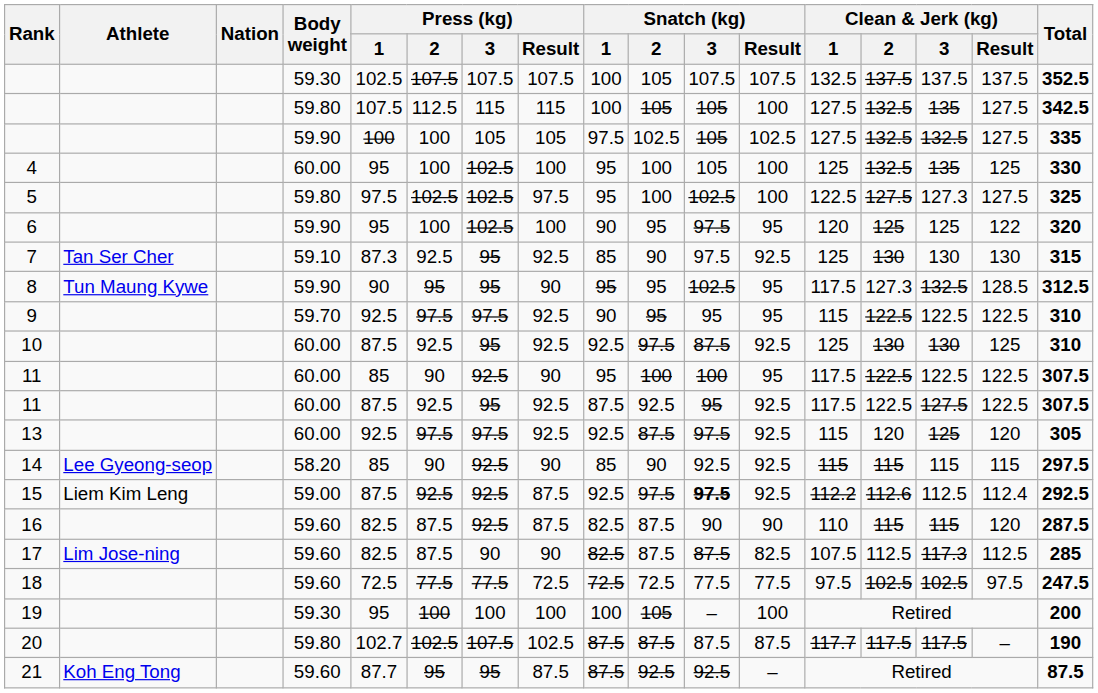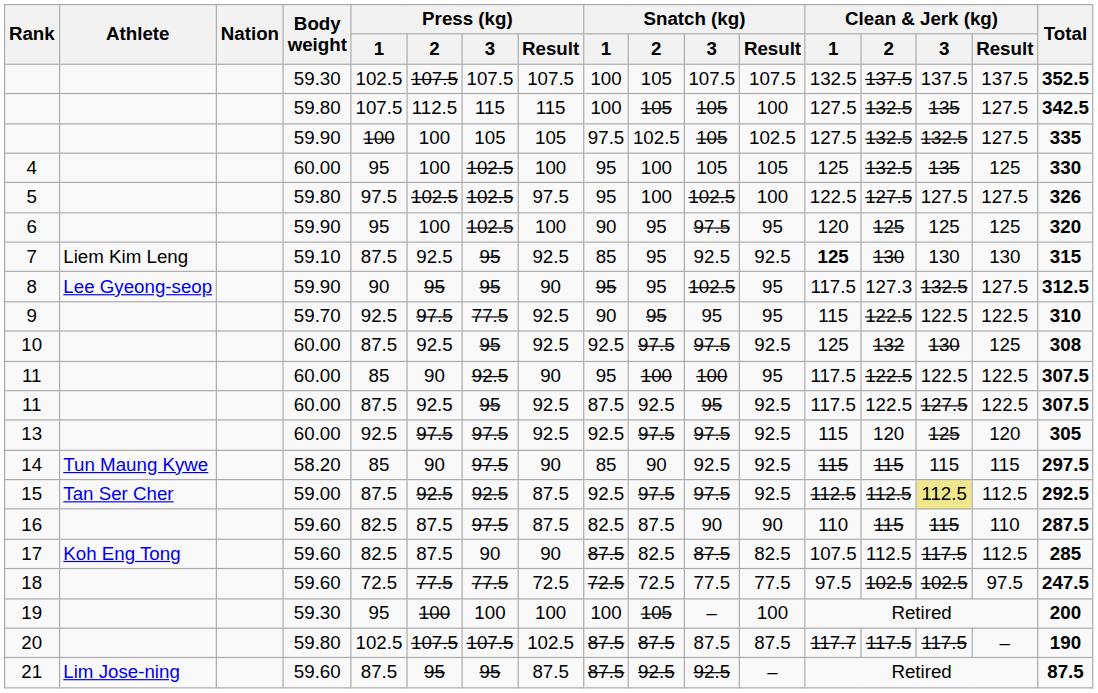(772, 167) 100 -> (772, 167) 105
(944, 197) 127.3 -> (944, 197) 127.5
(1065, 197) 325 -> (1065, 197) 326
(1005, 227) 122 -> (1005, 227) 125
(118, 256) Tan Ser Cher -> (126, 256) Liem Kim Leng
(379, 256) 87.3 -> (379, 256) 87.5
(656, 256) 90 -> (656, 256) 95
(712, 256) 97.5 -> (712, 256) 92.5
(833, 256) normal -> (833, 256) bold
(136, 286) Tun Maung Kywe -> (138, 286) Lee Gyeong-seop
(1005, 286) 128.5 -> (1005, 286) 127.5
(490, 316) 97.5 -> (490, 316) 77.5
(712, 345) 87.5 -> (712, 345) 97.5
(889, 345) 130 -> (889, 345) 132
(1065, 345) 310 -> (1065, 345) 308
(656, 434) 87.5 -> (656, 434) 97.5
(138, 464) Lee Gyeong-seop -> (136, 464) Tun Maung Kywe
(490, 464) 92.5 -> (490, 464) 97.5
(126, 494) Liem Kim Leng -> (118, 494) Tan Ser Cher
(712, 494) bold -> (712, 494) normal
(833, 494) 112.2 -> (833, 494) 112.5
(889, 494) 112.6 -> (889, 494) 112.5
(944, 494) no background -> (944, 494) khaki background
(1005, 494) 112.4 -> (1005, 494) 112.5
(490, 524) 92.5 -> (490, 524) 97.5
(1005, 524) 120 -> (1005, 524) 110
(122, 553) Lim Jose-ning -> (122, 553) Koh Eng Tong
(606, 553) 82.5 -> (606, 553) 87.5
(656, 553) 87.5 -> (656, 553) 82.5
(944, 553) 117.3 -> (944, 553) 117.5
(379, 642) 102.7 -> (379, 642) 102.5
(434, 642) 102.5 -> (434, 642) 107.5
(122, 672) Koh Eng Tong -> (122, 672) Lim Jose-ning
(379, 672) 87.7 -> (379, 672) 87.5
